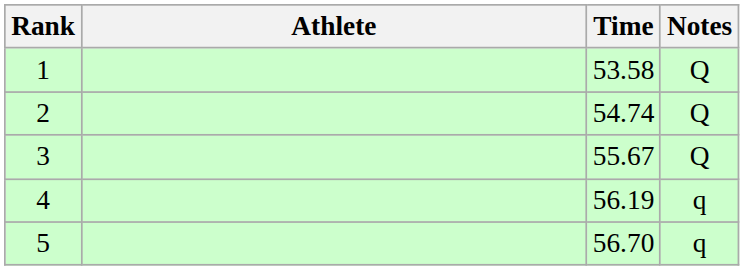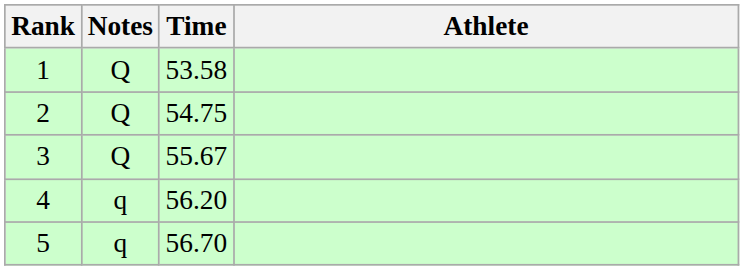columns swapped: (334, 26) <-> (700, 26)
(624, 112) 54.74 -> (196, 112) 54.75
(624, 199) 56.19 -> (196, 199) 56.20
